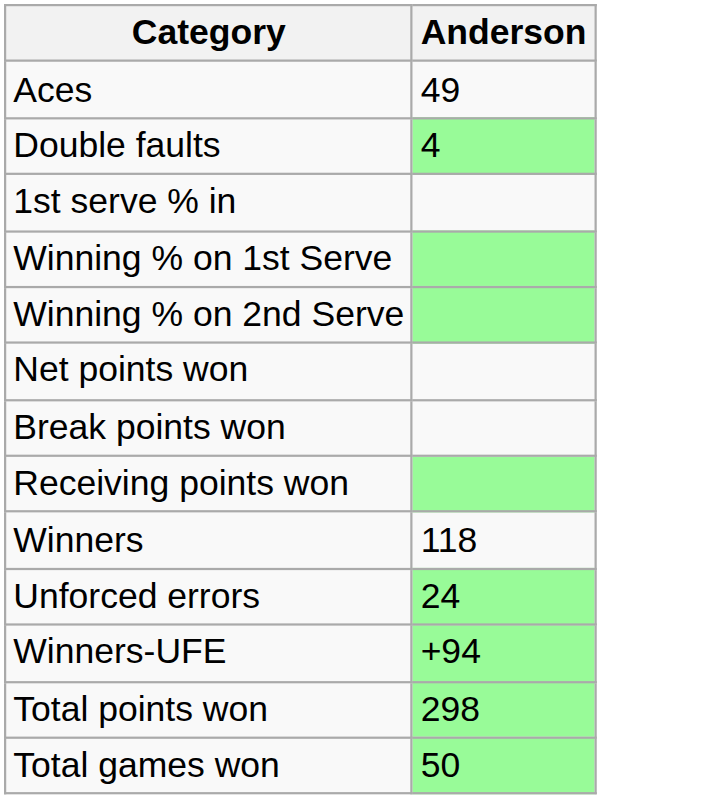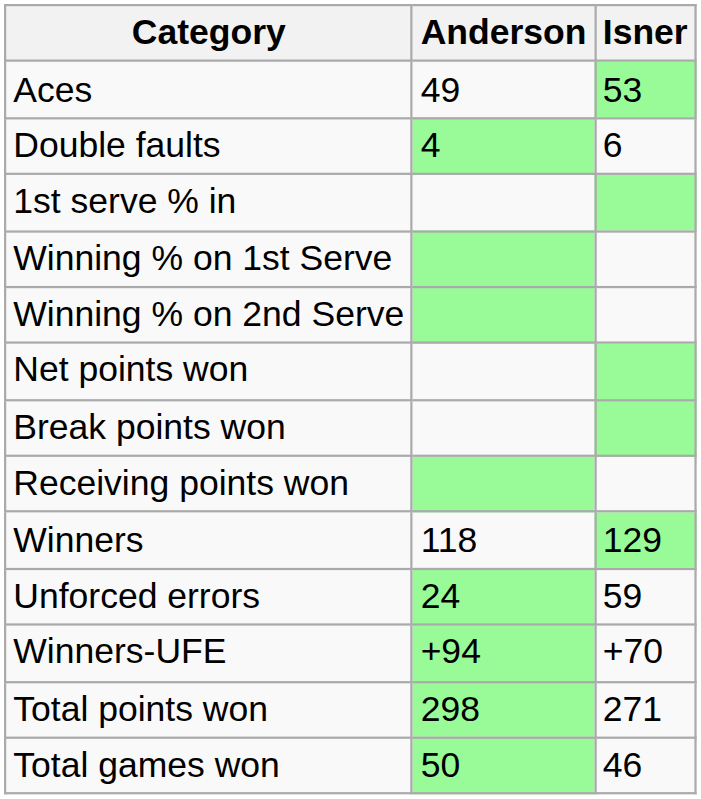+ column: (645, 32)
